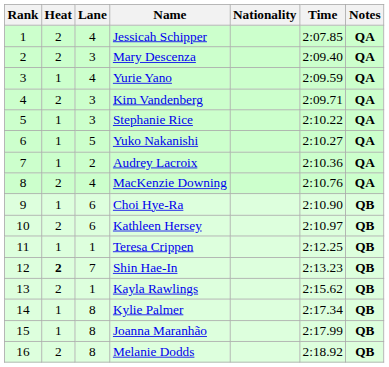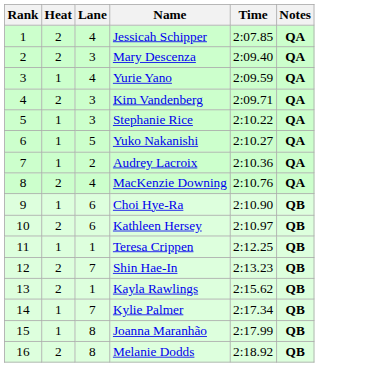- column: (265, 15)
(58, 267) bold -> (58, 267) normal
(92, 309) 8 -> (92, 309) 7
